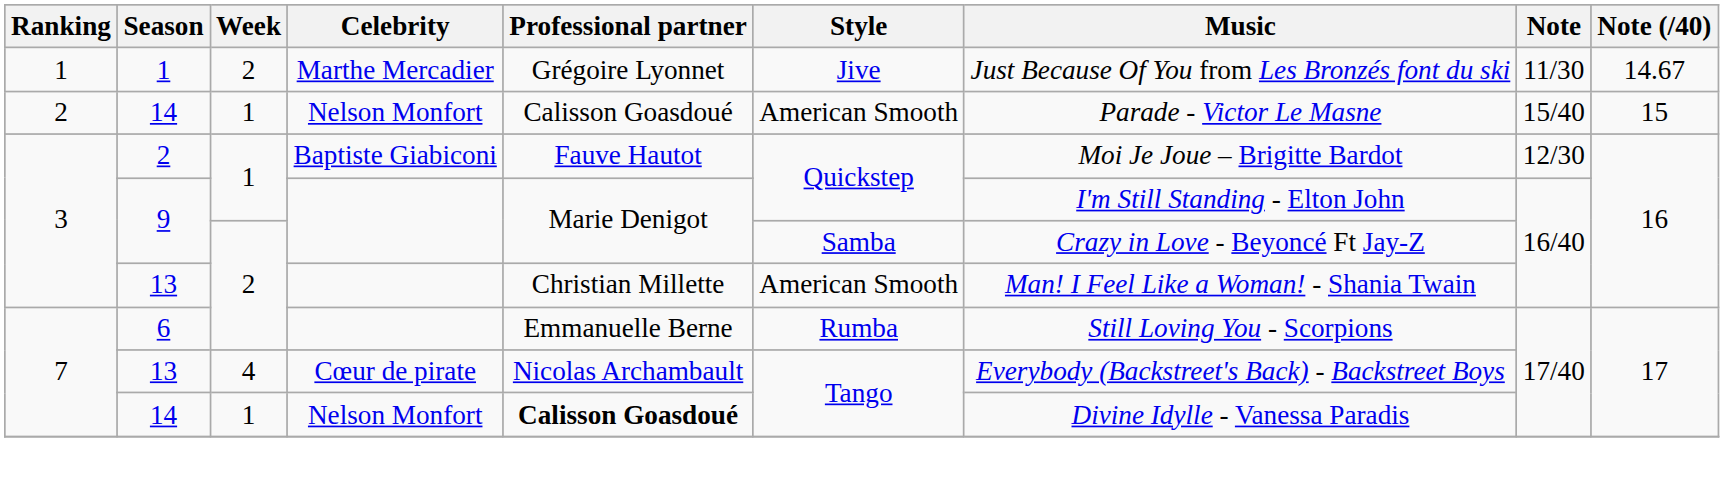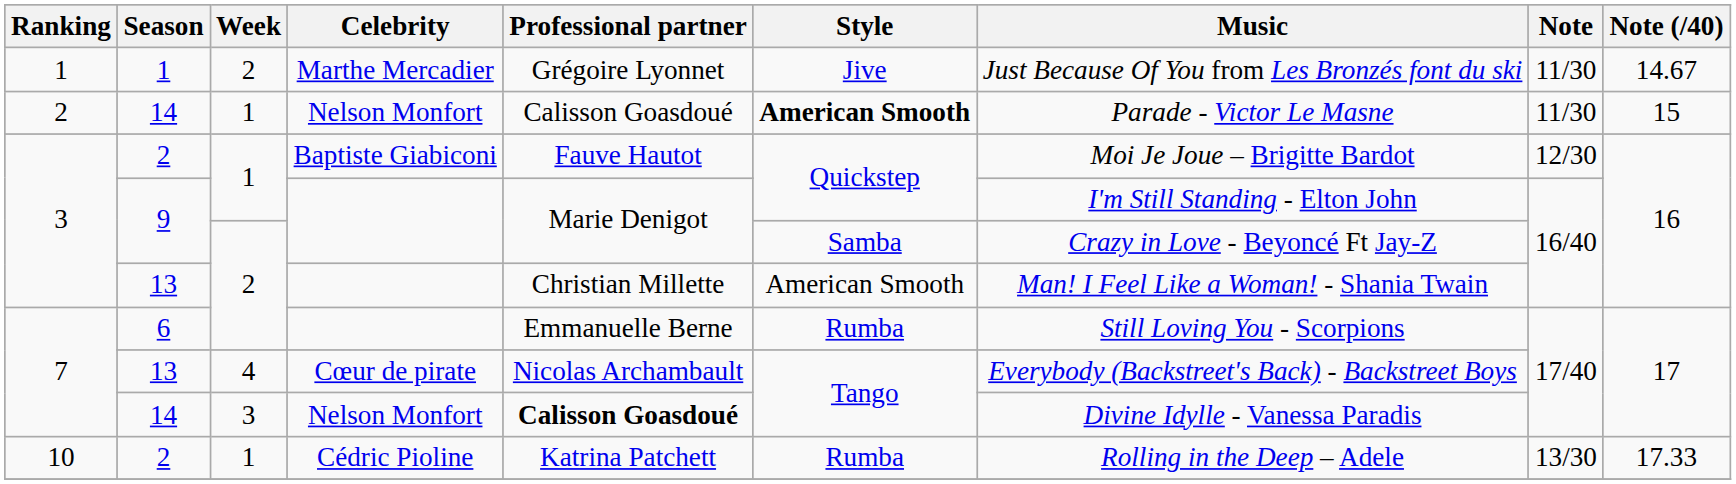(859, 112) normal -> (865, 112) bold
(1554, 112) 15/40 -> (1566, 112) 11/30
(249, 414) 1 -> (249, 414) 3
+ row: (61, 457)
